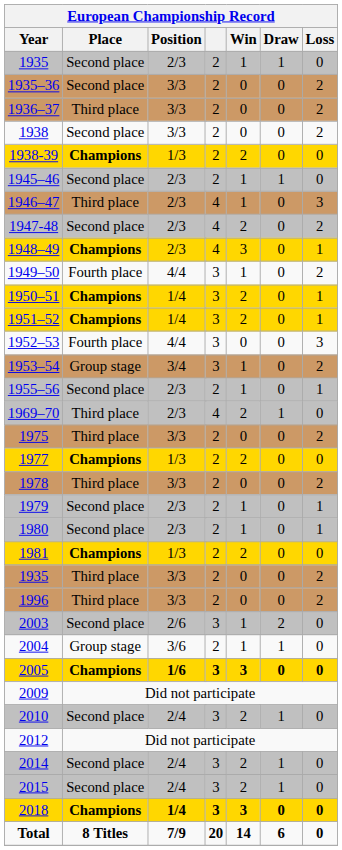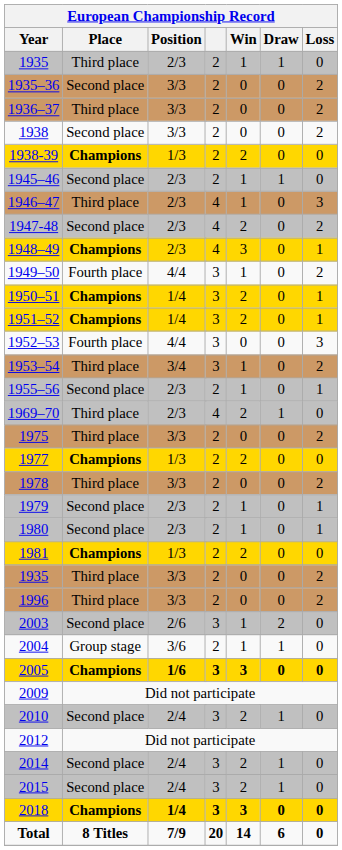(105, 62) Second place -> (105, 62) Third place
(105, 366) Group stage -> (105, 366) Third place
